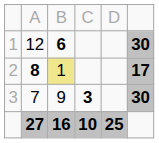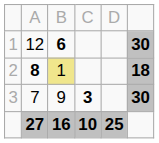(141, 71) 17 -> (141, 71) 18
